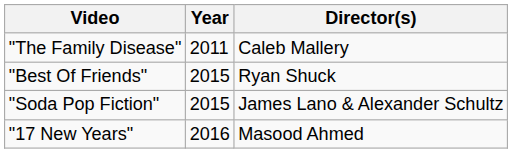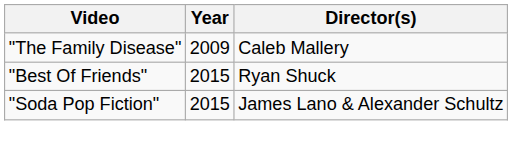(209, 47) 2011 -> (210, 47) 2009
- row: (71, 133)
